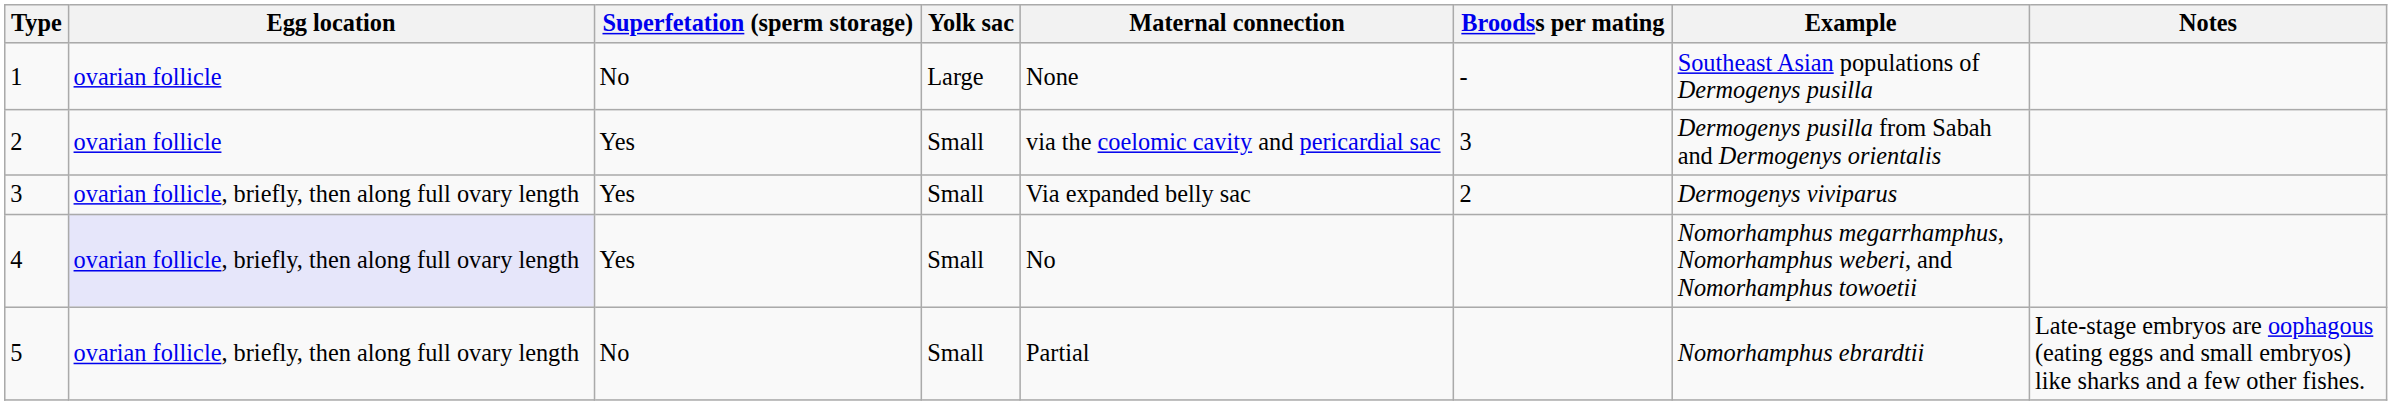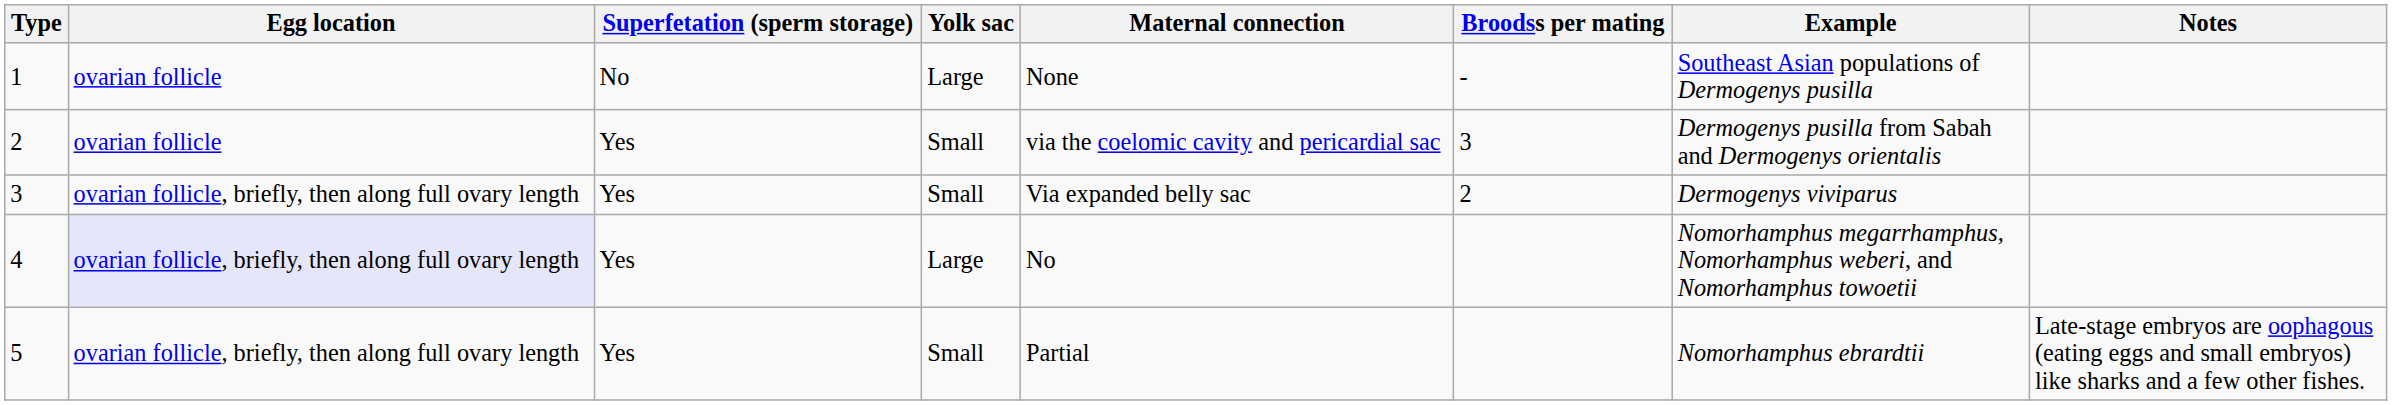(956, 260) Small -> (955, 260) Large
(614, 353) No -> (617, 353) Yes
